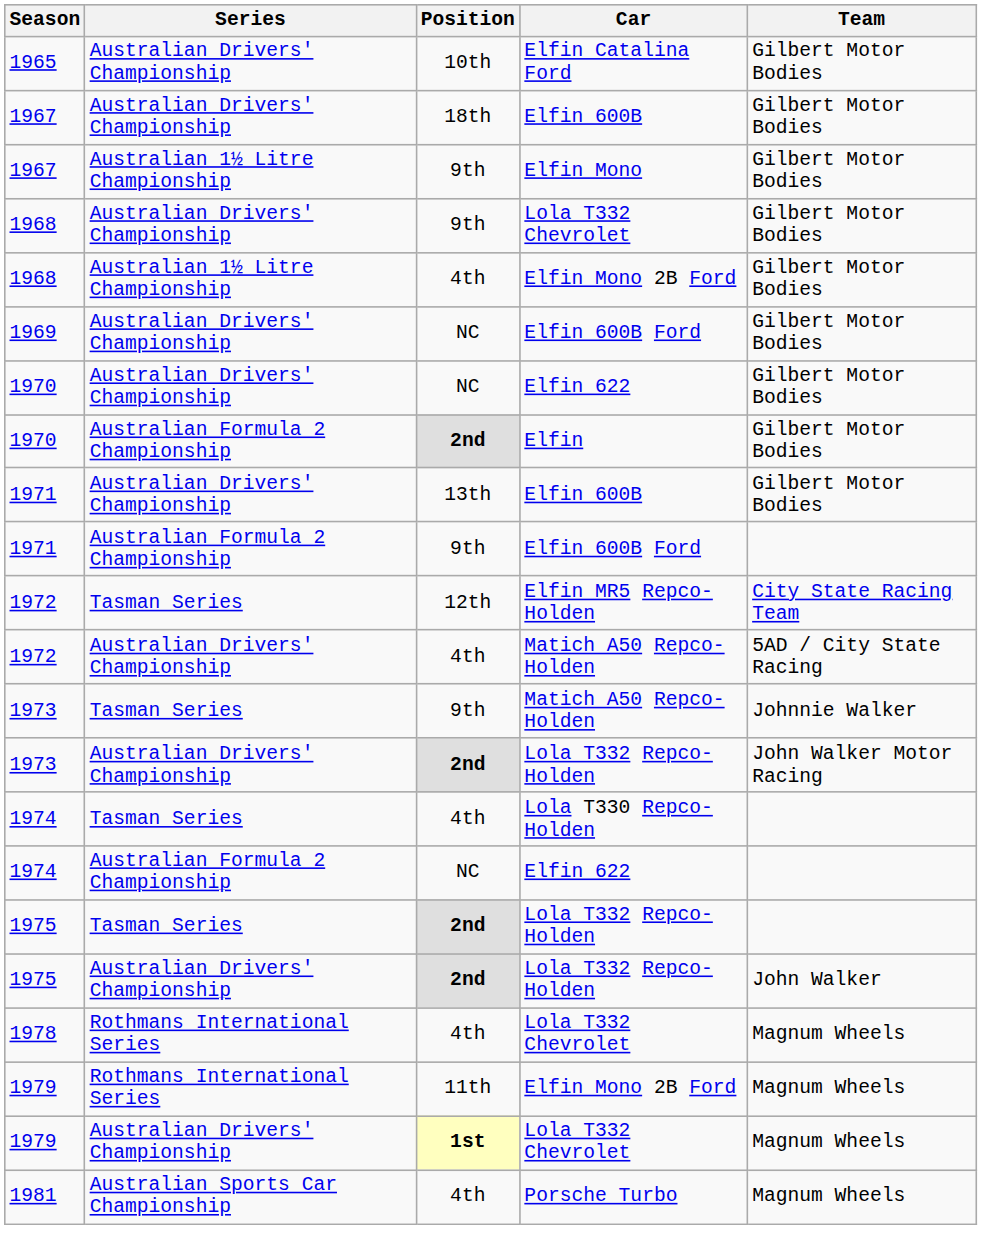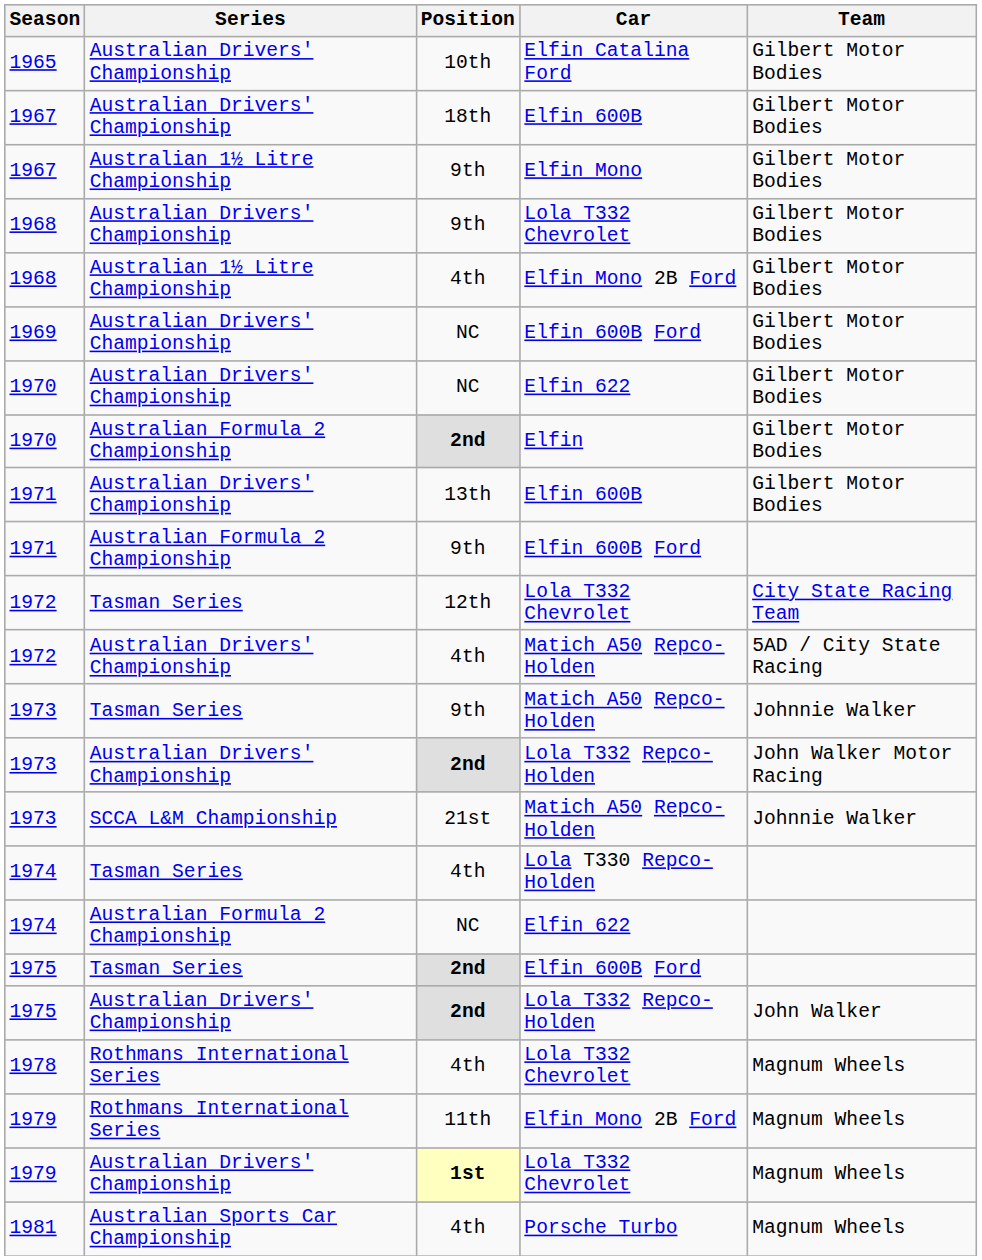(619, 603) Elfin MR5 Repco-Holden -> (577, 603) Lola T332 Chevrolet
+ row: (33, 819)
(619, 927) Lola T332 Repco-Holden -> (613, 970) Elfin 600B Ford
